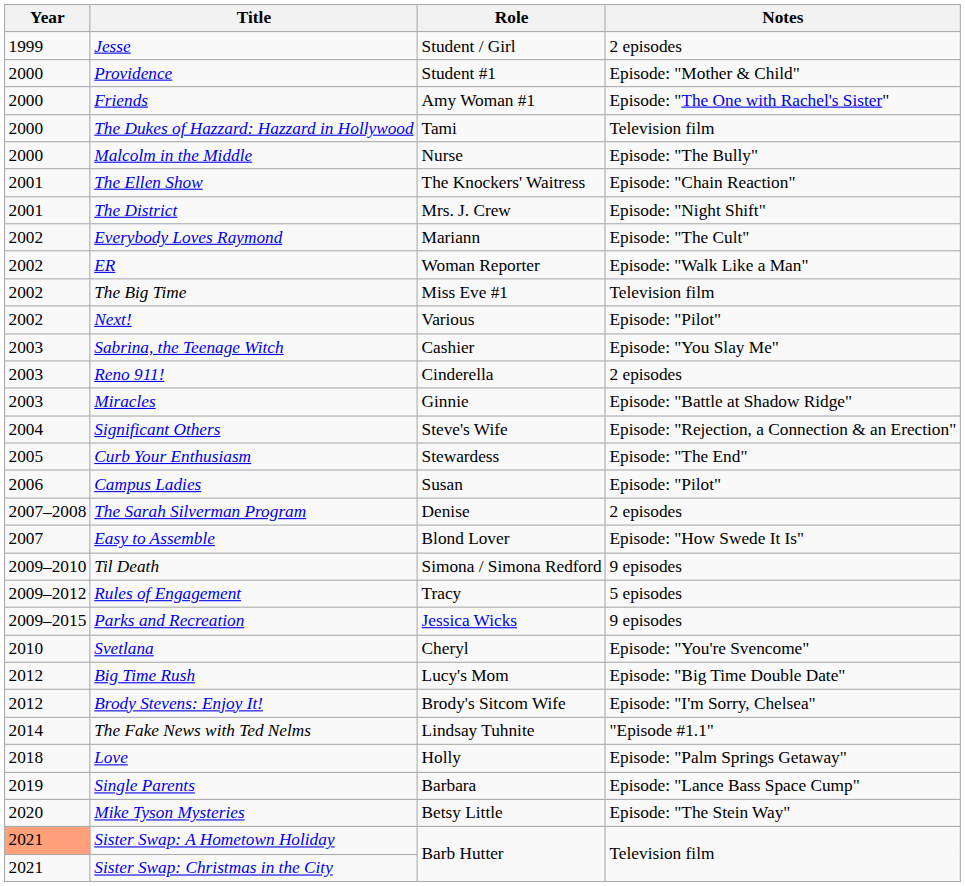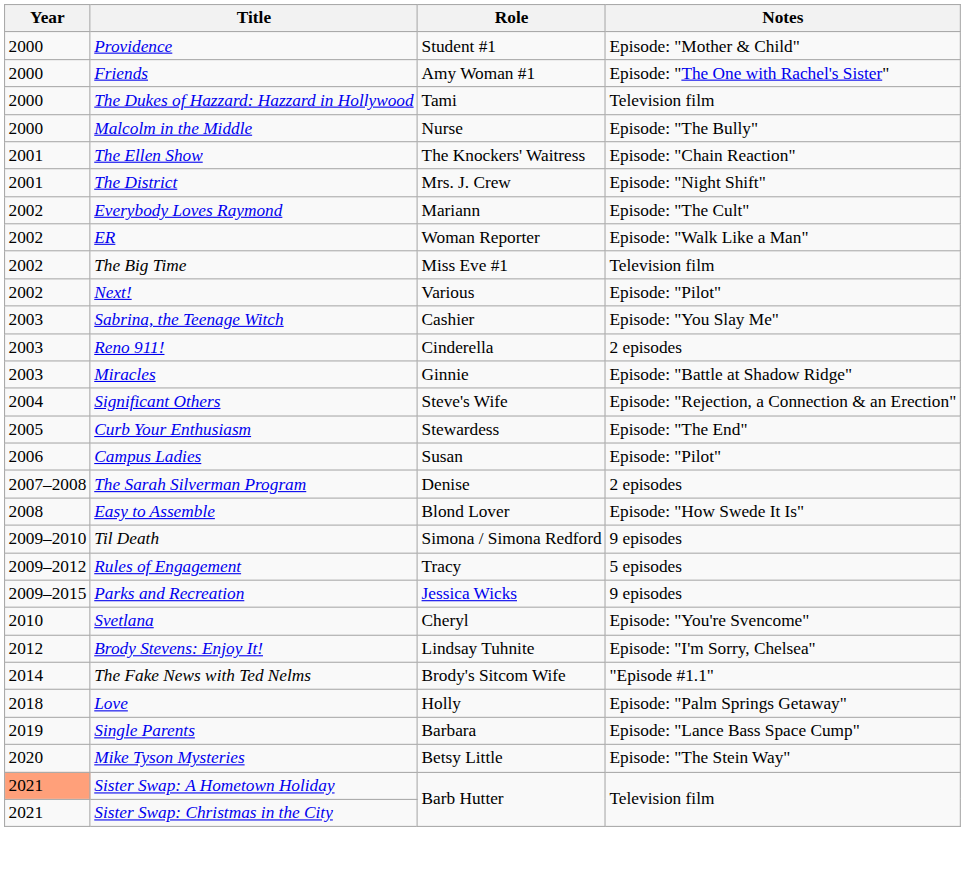- row: (112, 45)
(26, 538) 2007 -> (26, 511) 2008
- row: (145, 675)
(494, 703) Brody's Sitcom Wife -> (478, 648) Lindsay Tuhnite
(478, 730) Lindsay Tuhnite -> (494, 675) Brody's Sitcom Wife
